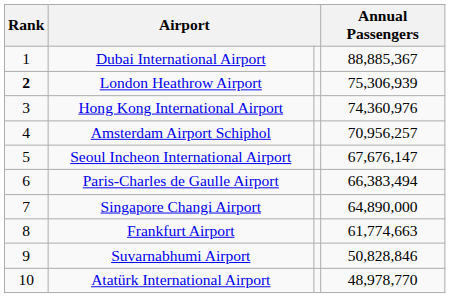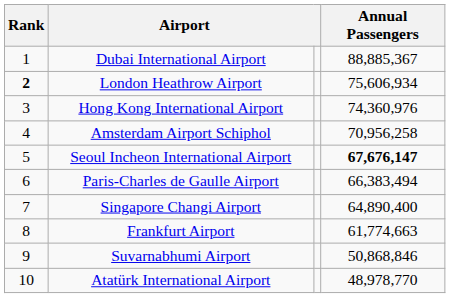(383, 83) 75,306,939 -> (383, 83) 75,606,934
(383, 132) 70,956,257 -> (383, 132) 70,956,258
(383, 157) normal -> (383, 157) bold
(383, 206) 64,890,000 -> (383, 206) 64,890,400
(383, 255) 50,828,846 -> (383, 255) 50,868,846
